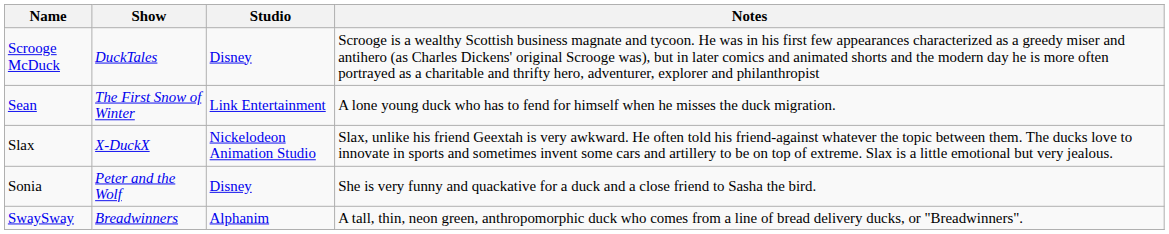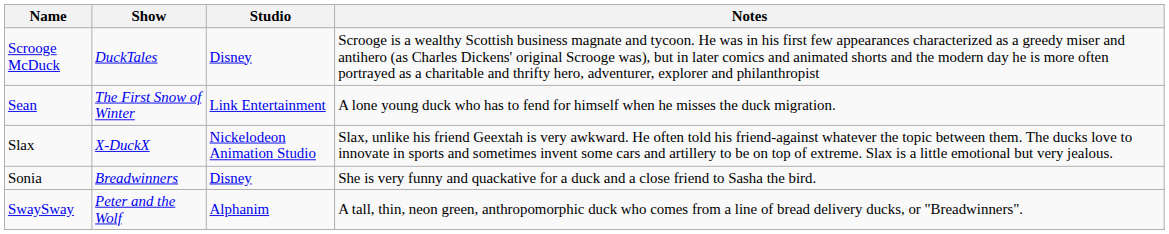(135, 186) Peter and the Wolf -> (137, 177) Breadwinners
(137, 217) Breadwinners -> (135, 209) Peter and the Wolf
